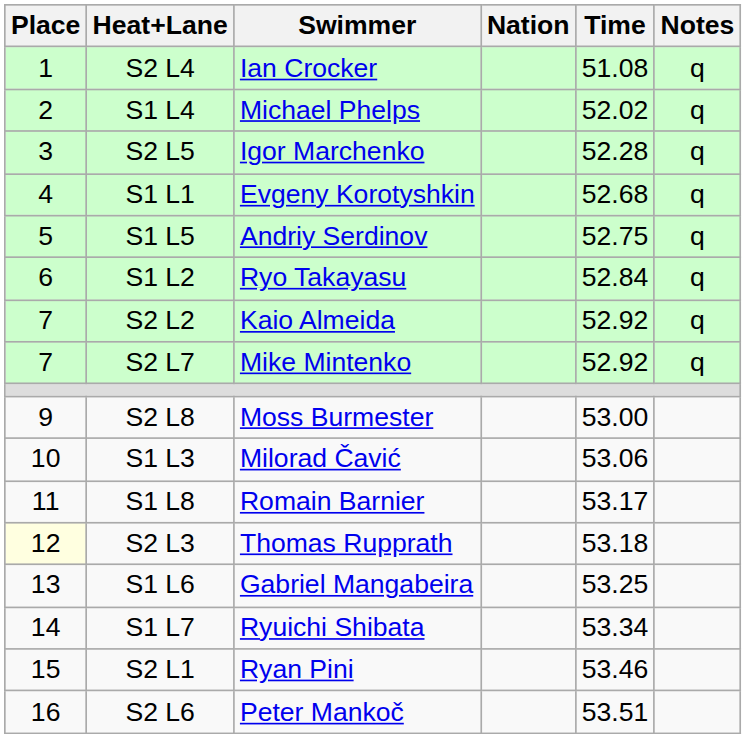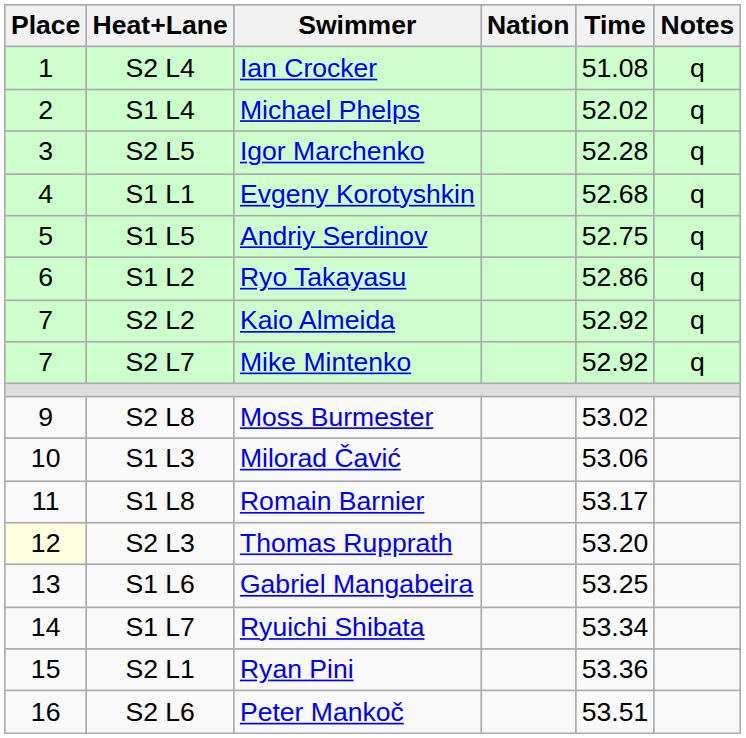(615, 278) 52.84 -> (615, 278) 52.86
(615, 416) 53.00 -> (615, 416) 53.02
(615, 543) 53.18 -> (615, 543) 53.20
(615, 669) 53.46 -> (615, 669) 53.36
